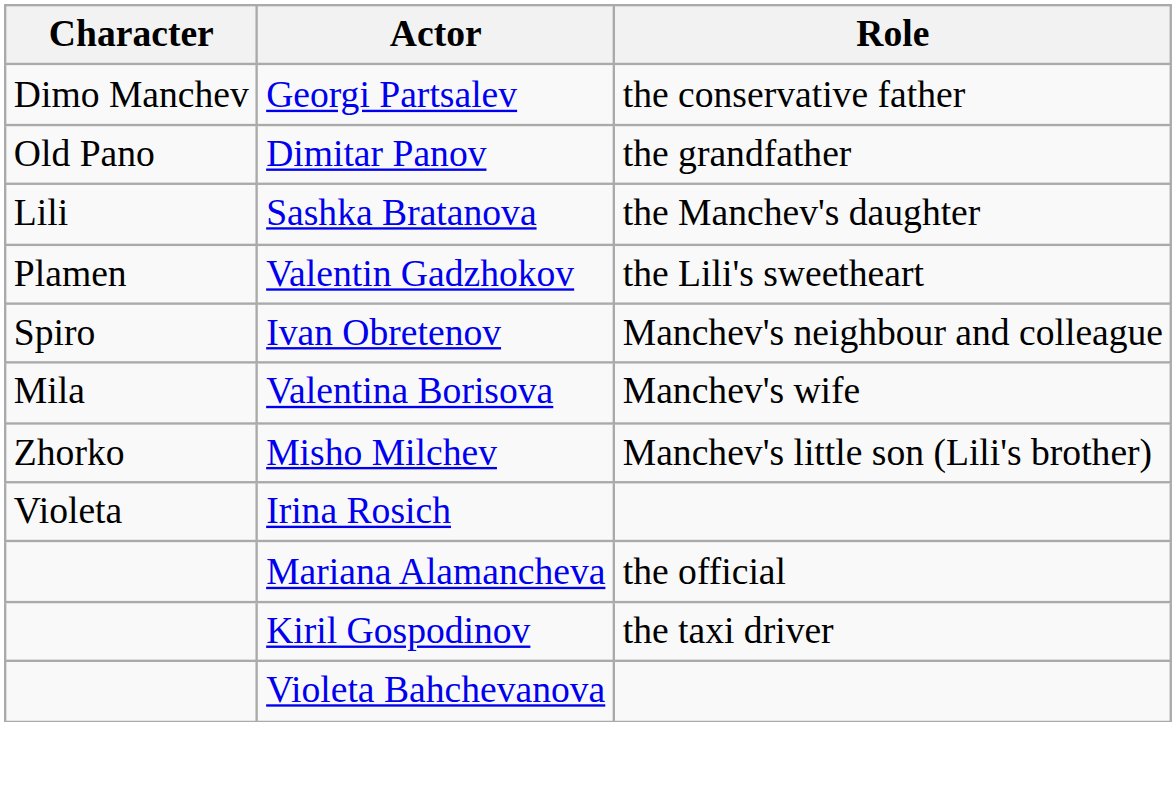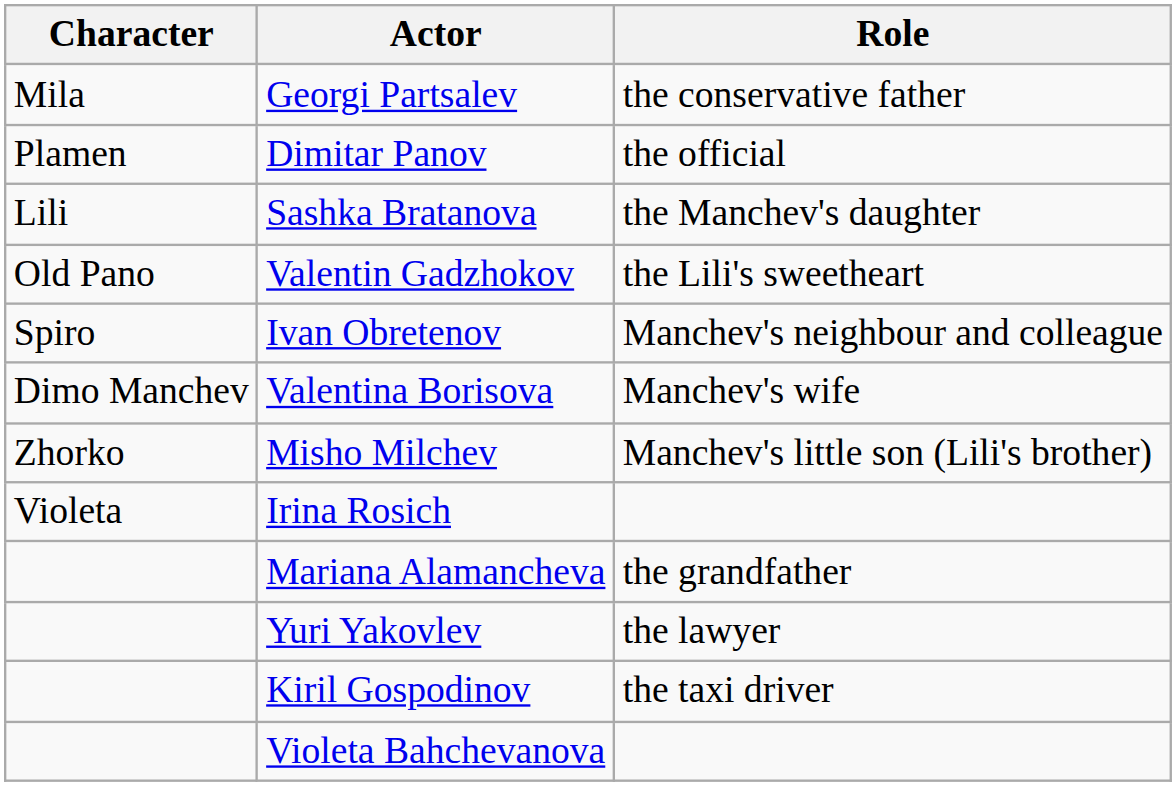(131, 93) Dimo Manchev -> (49, 93) Mila
(84, 153) Old Pano -> (70, 153) Plamen
(737, 153) the grandfather -> (704, 153) the official
(70, 272) Plamen -> (84, 272) Old Pano
(49, 392) Mila -> (131, 392) Dimo Manchev
(704, 570) the official -> (737, 570) the grandfather
+ row: (374, 630)
